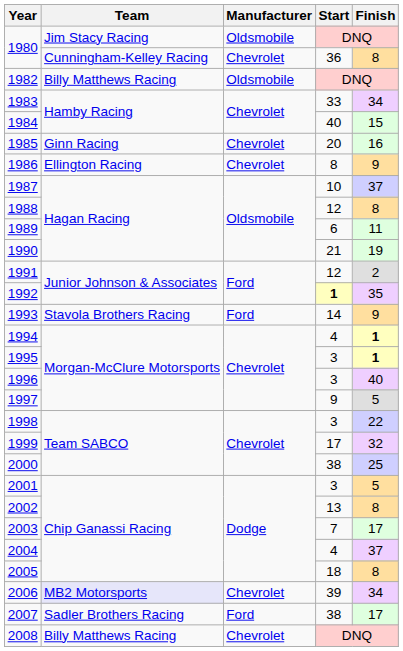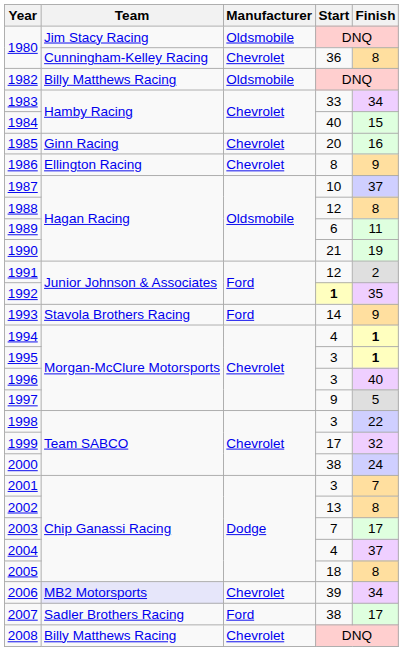(375, 465) 25 -> (375, 465) 24
(375, 486) 5 -> (375, 486) 7
